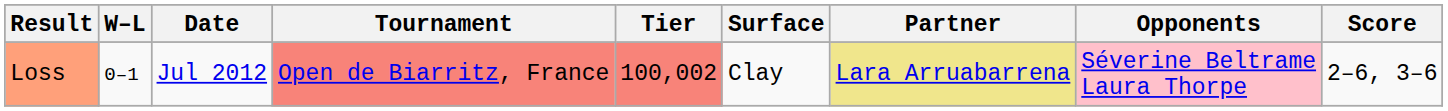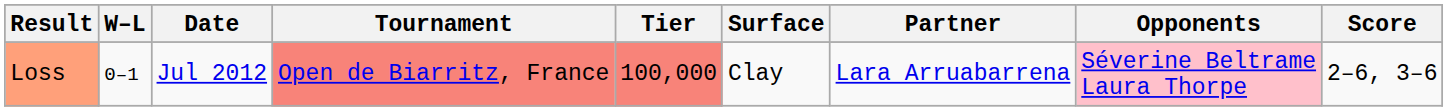(669, 74) 100,002 -> (669, 74) 100,000
(953, 74) khaki background -> (953, 74) no background
